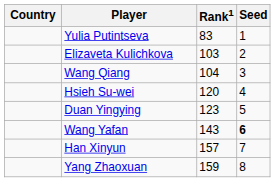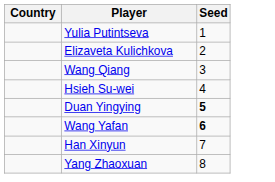- column: (217, 15)
(243, 110) normal -> (203, 107) bold
